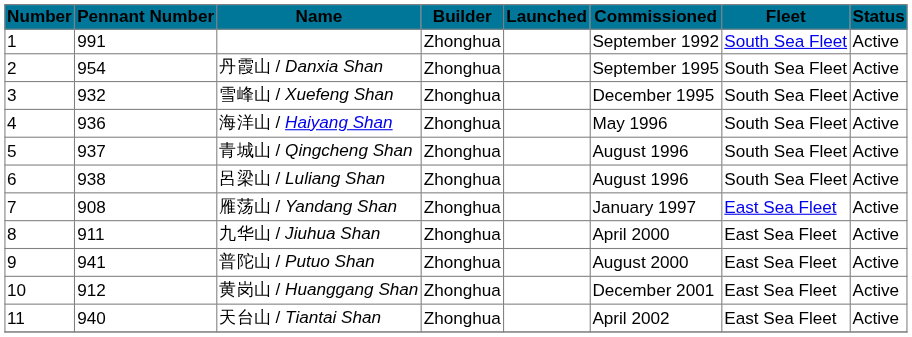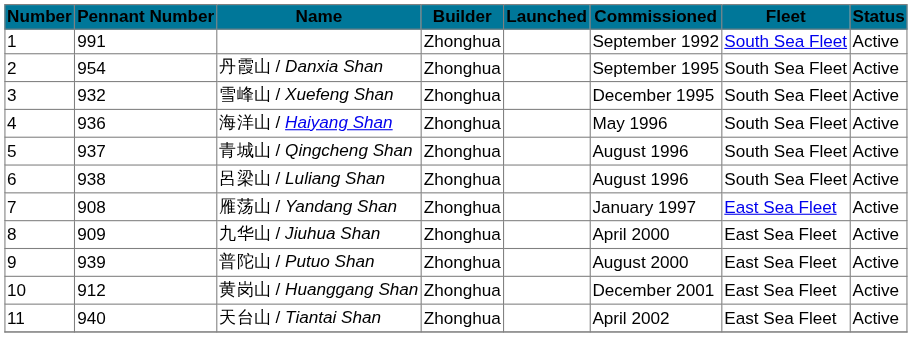(91, 234) 911 -> (91, 234) 909
(91, 262) 941 -> (91, 262) 939
